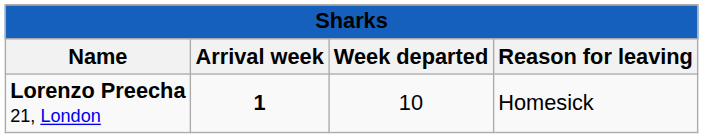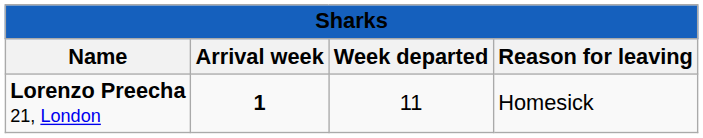(411, 103) 10 -> (411, 103) 11
